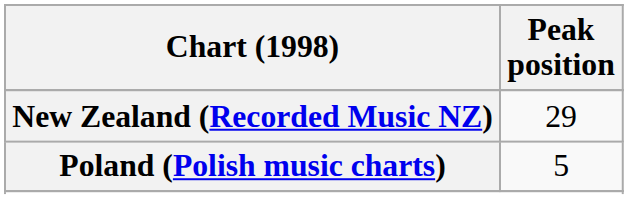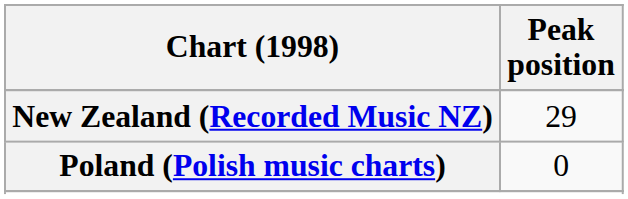(561, 165) 5 -> (561, 165) 0
